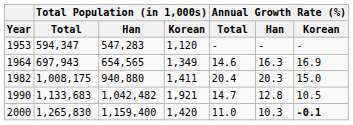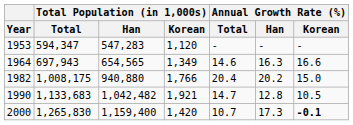(309, 62) 16.9 -> (309, 62) 16.6
(182, 79) 1,411 -> (182, 79) 1,766
(270, 79) 20.3 -> (270, 79) 20.2
(224, 112) 11.0 -> (224, 112) 10.7
(270, 112) 10.3 -> (270, 112) 17.3
